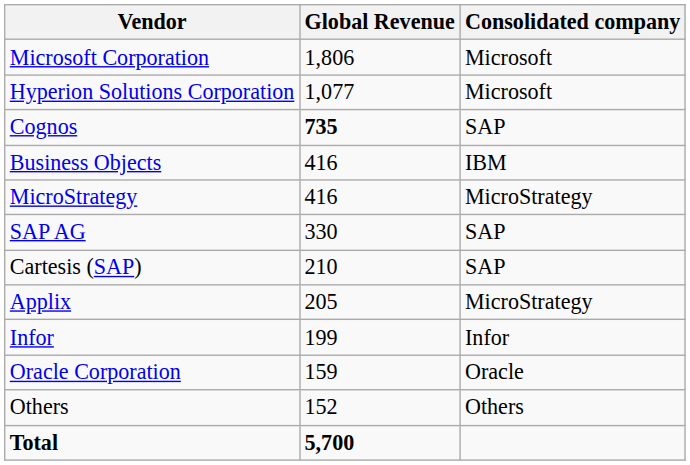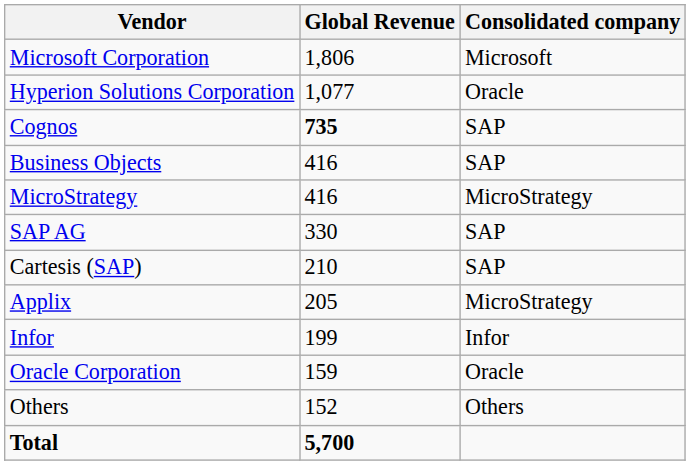(509, 92) Microsoft -> (494, 92) Oracle
(486, 162) IBM -> (485, 162) SAP
